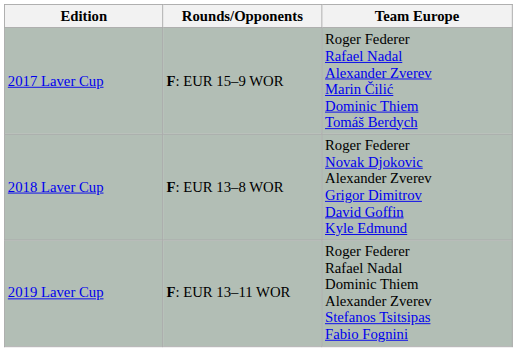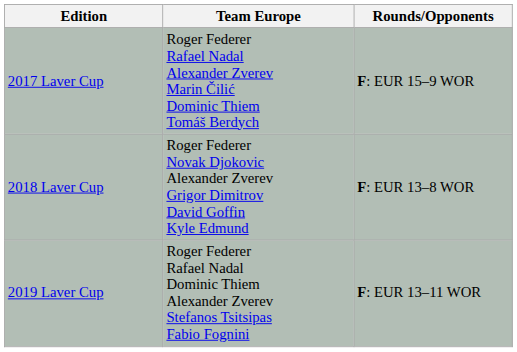columns swapped: (417, 16) <-> (242, 16)
